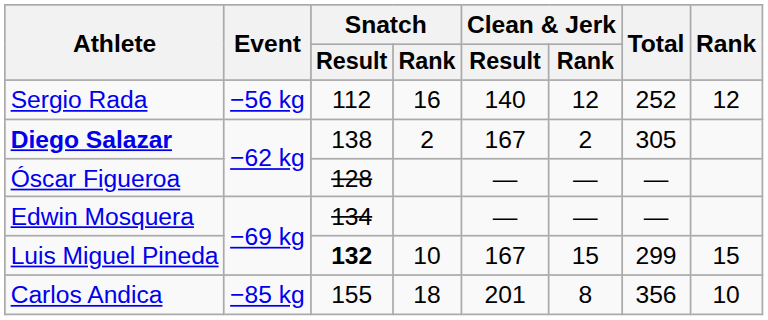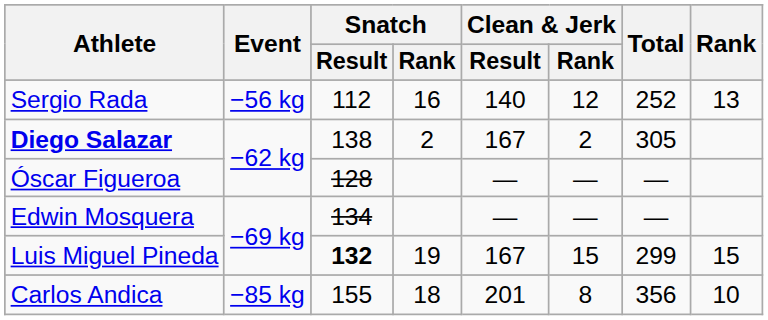(726, 100) 12 -> (726, 100) 13
(427, 256) 10 -> (427, 256) 19
